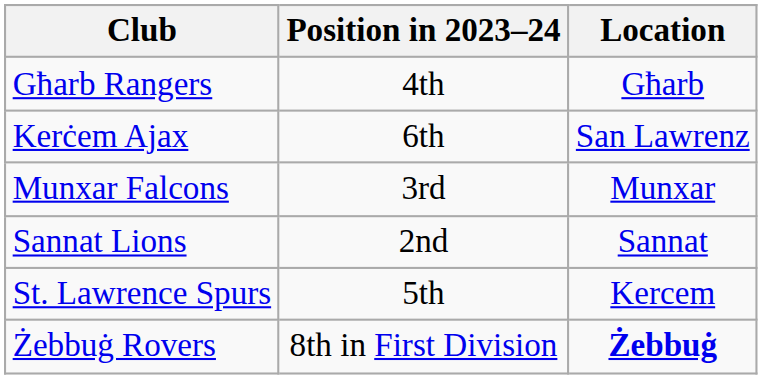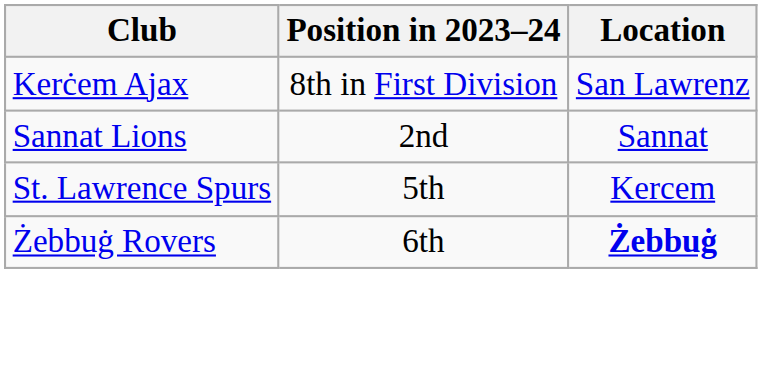- row: (112, 83)
(423, 135) 6th -> (423, 83) 8th in First Division
- row: (121, 188)
(423, 345) 8th in First Division -> (423, 240) 6th
